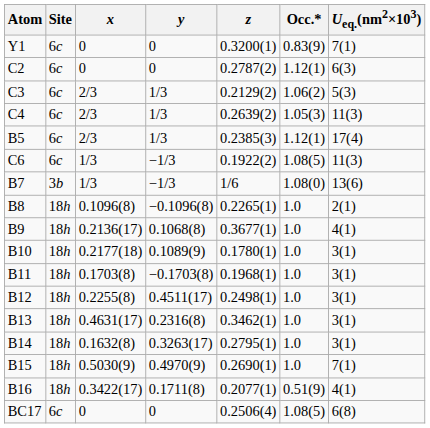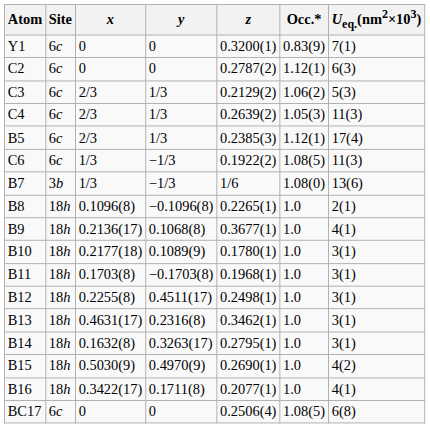(344, 366) 7(1) -> (344, 366) 4(2)
(304, 388) 0.51(9) -> (292, 388) 1.0
